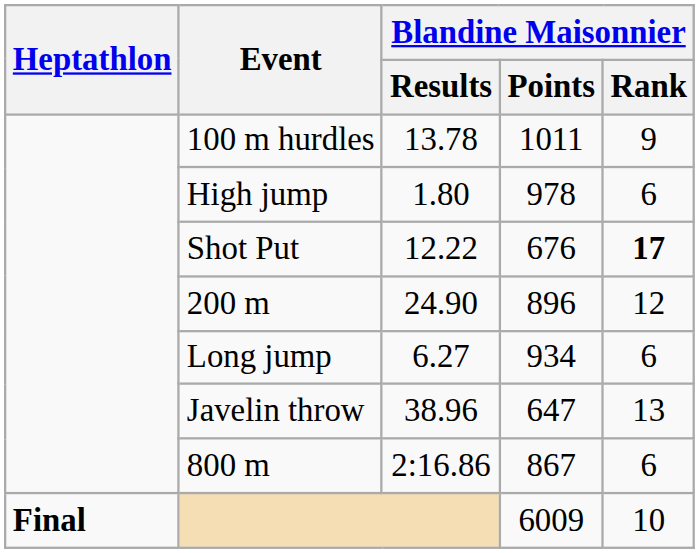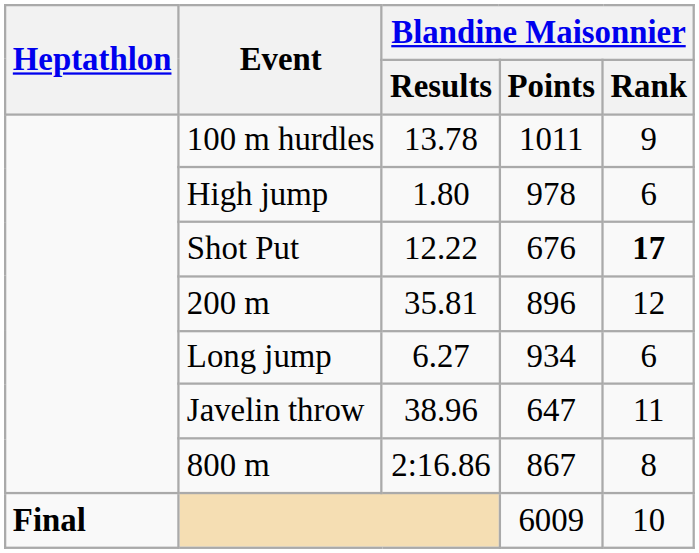(441, 302) 24.90 -> (441, 302) 35.81
(649, 411) 13 -> (649, 411) 11
(649, 465) 6 -> (649, 465) 8
